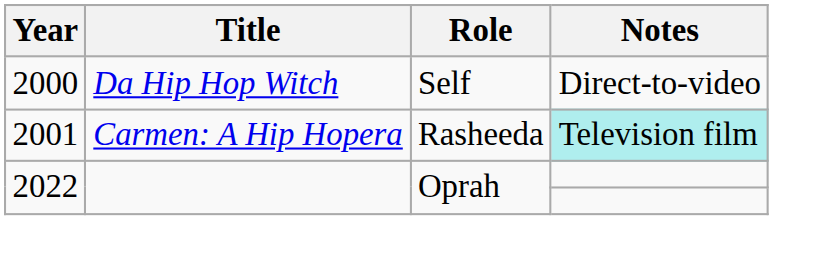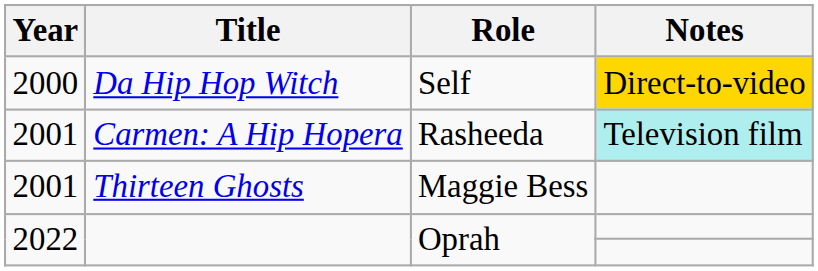(660, 82) no background -> (704, 82) gold background
+ row: (199, 186)
